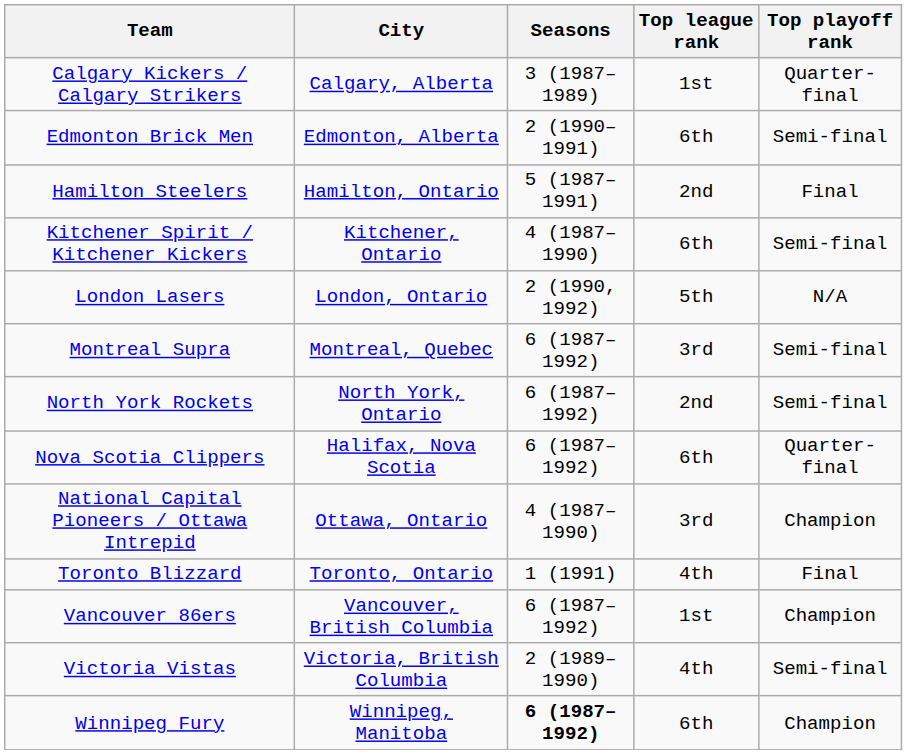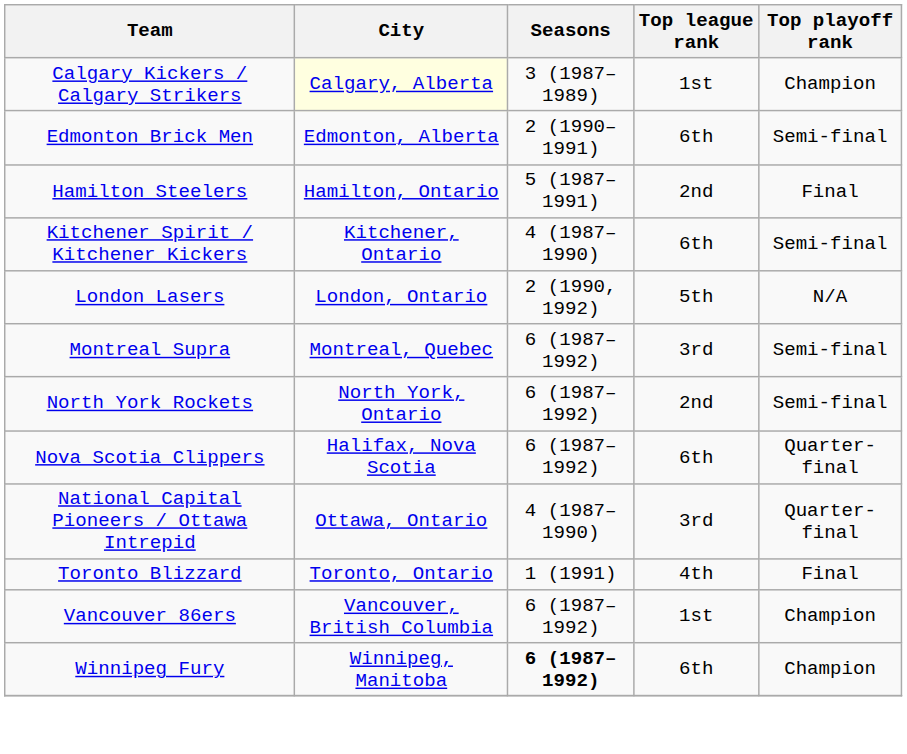(401, 85) no background -> (401, 85) lightyellow background
(830, 85) Quarter-final -> (830, 85) Champion
(830, 521) Champion -> (830, 521) Quarter-final
- row: (150, 670)
